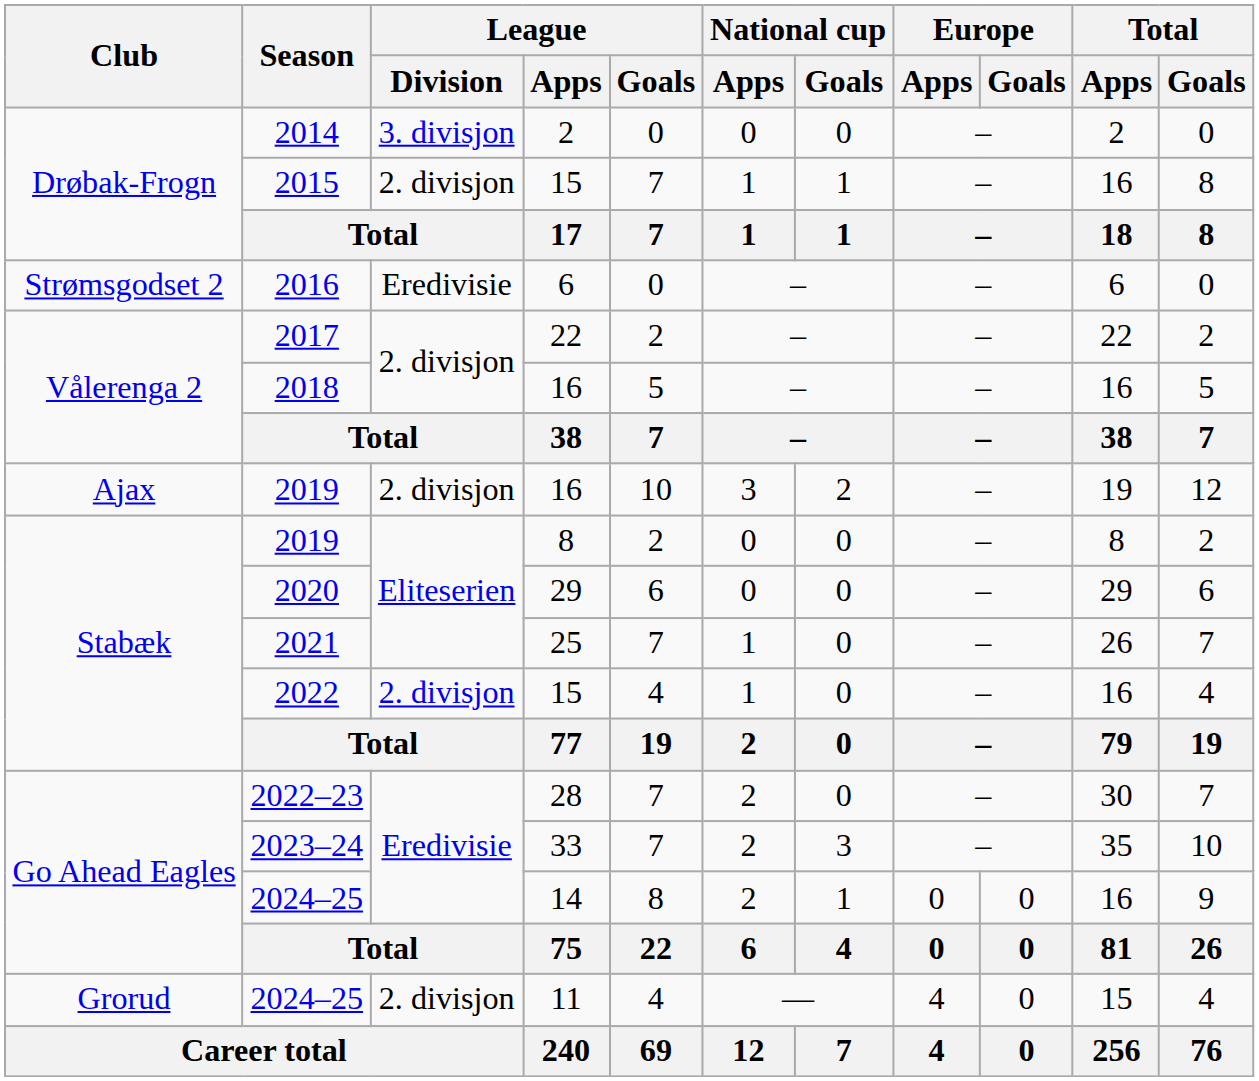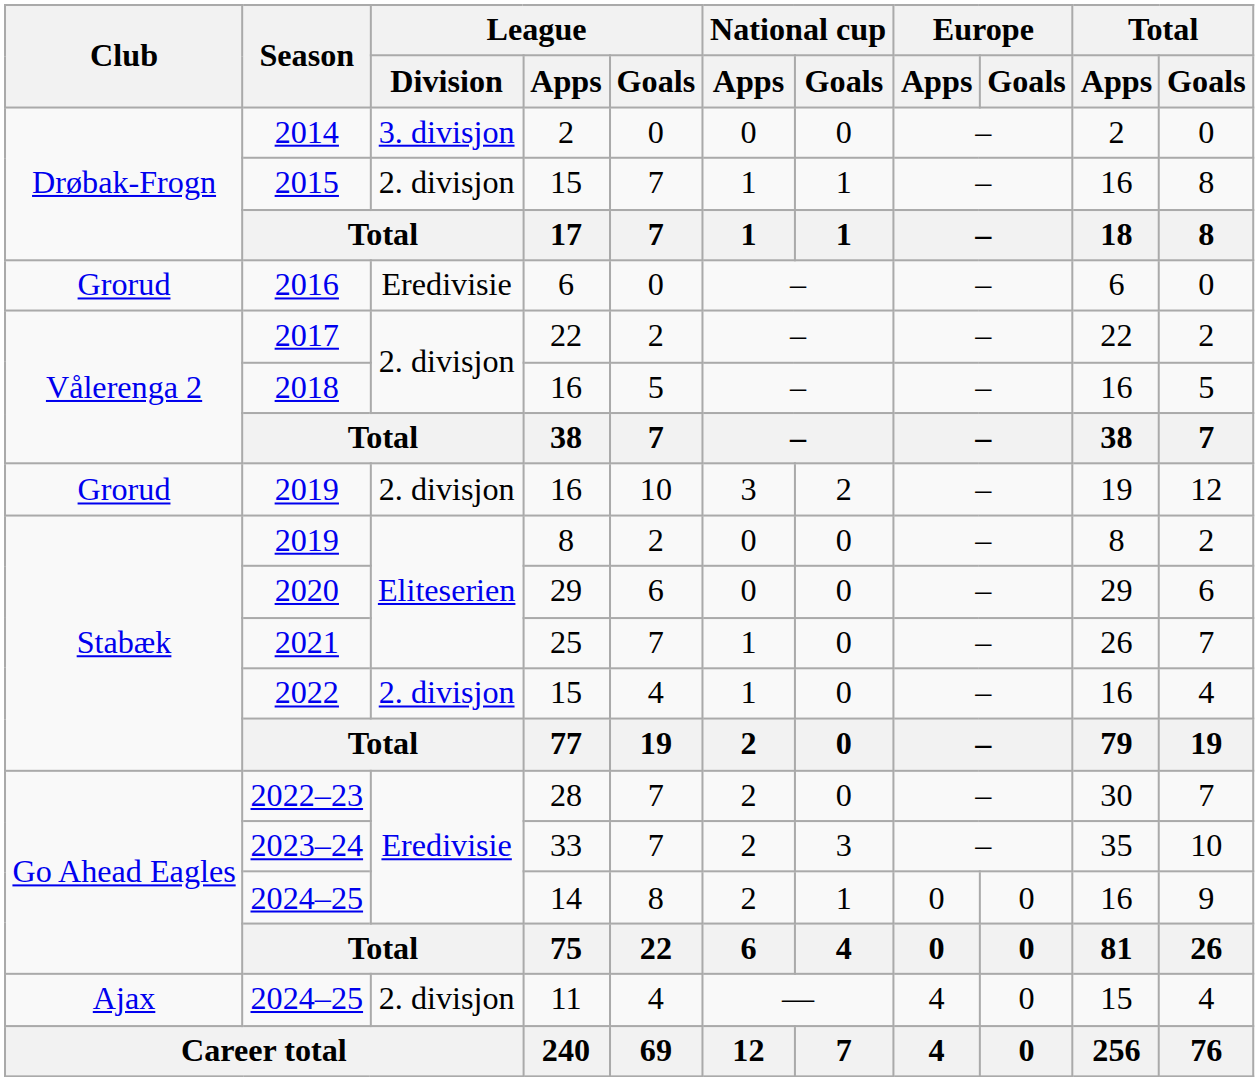(124, 285) Strømsgodset 2 -> (124, 285) Grorud
(124, 489) Ajax -> (124, 489) Grorud
(124, 999) Grorud -> (124, 999) Ajax
